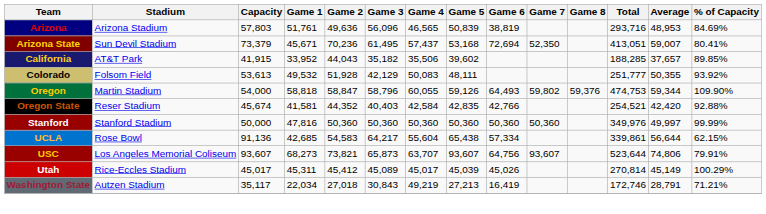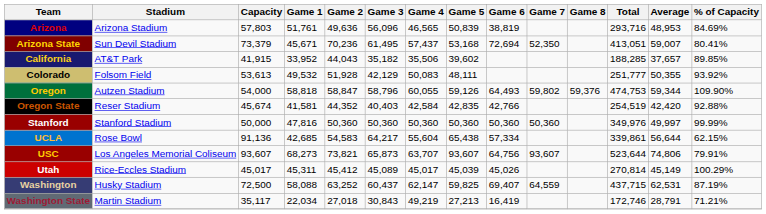(128, 91) Martin Stadium -> (130, 91) Autzen Stadium
(628, 106) 254,521 -> (628, 106) 254,519
+ row: (48, 185)
(130, 185) Autzen Stadium -> (128, 201) Martin Stadium
